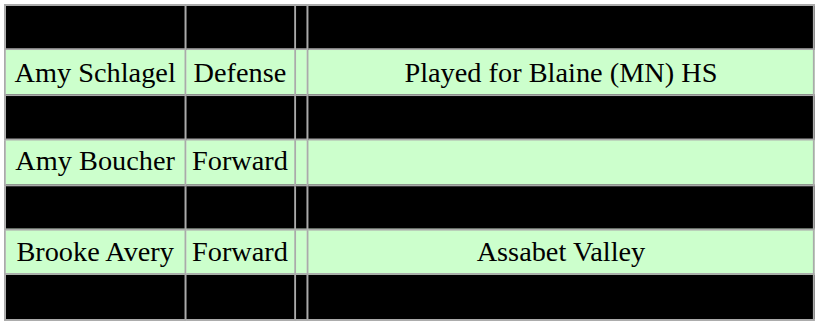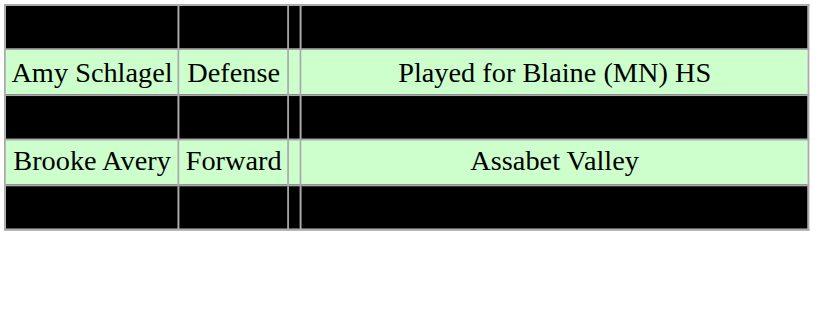- row: (95, 116)
- row: (95, 161)
(561, 296) bold -> (555, 206) normal
